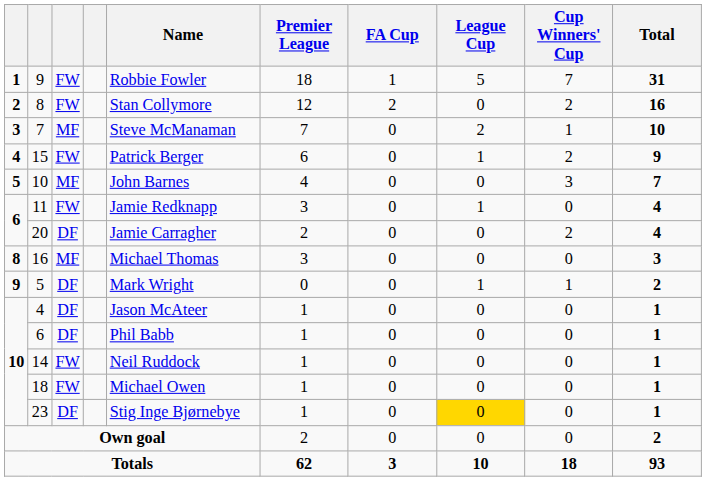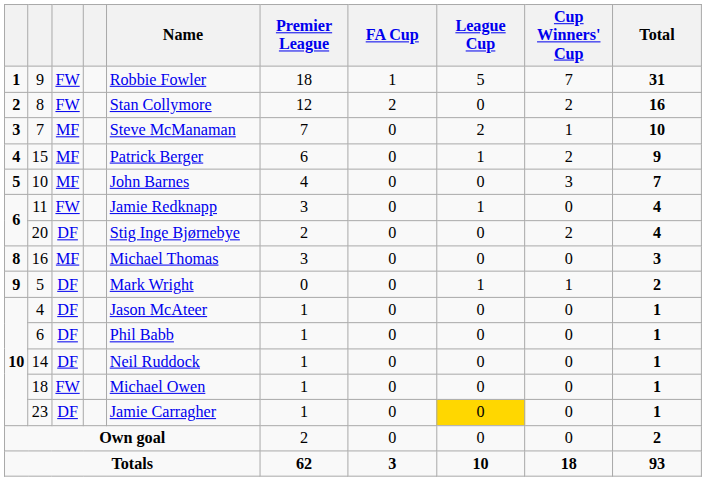(68, 156) FW -> (68, 156) MF
(163, 233) Jamie Carragher -> (175, 233) Stig Inge Bjørnebye
(68, 361) FW -> (68, 361) DF
(175, 412) Stig Inge Bjørnebye -> (163, 412) Jamie Carragher
